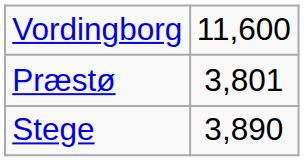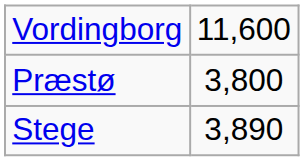(244, 80) 3,801 -> (244, 80) 3,800
